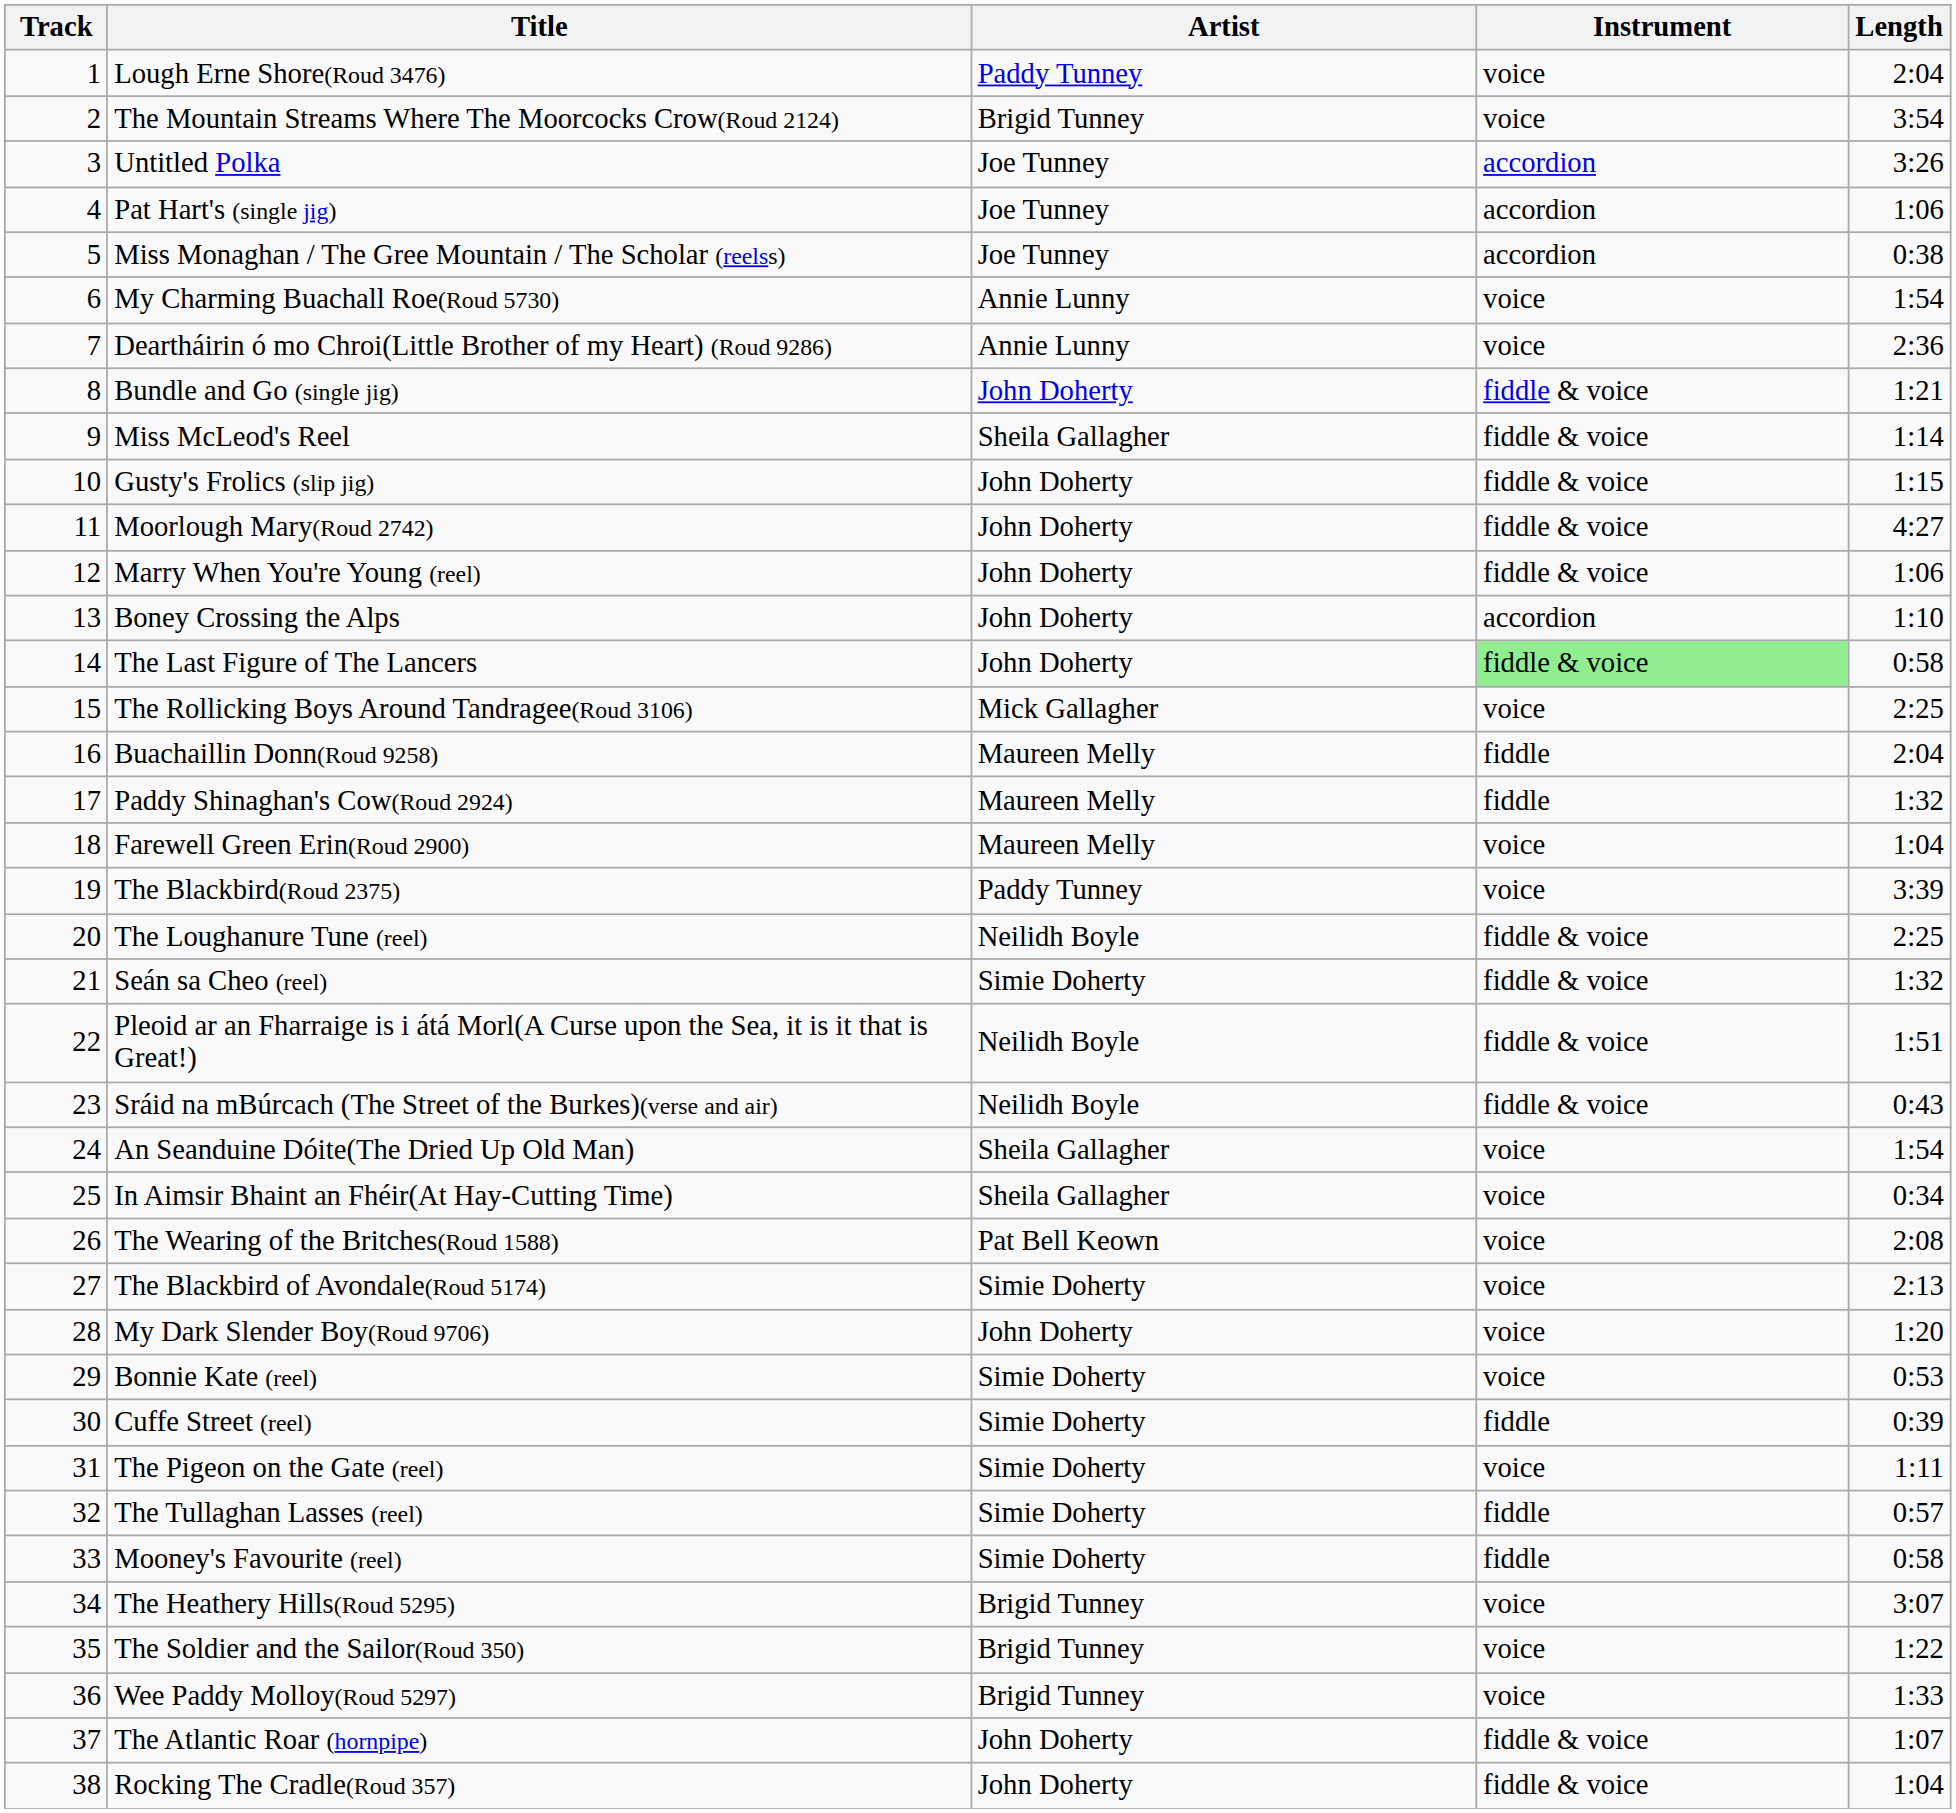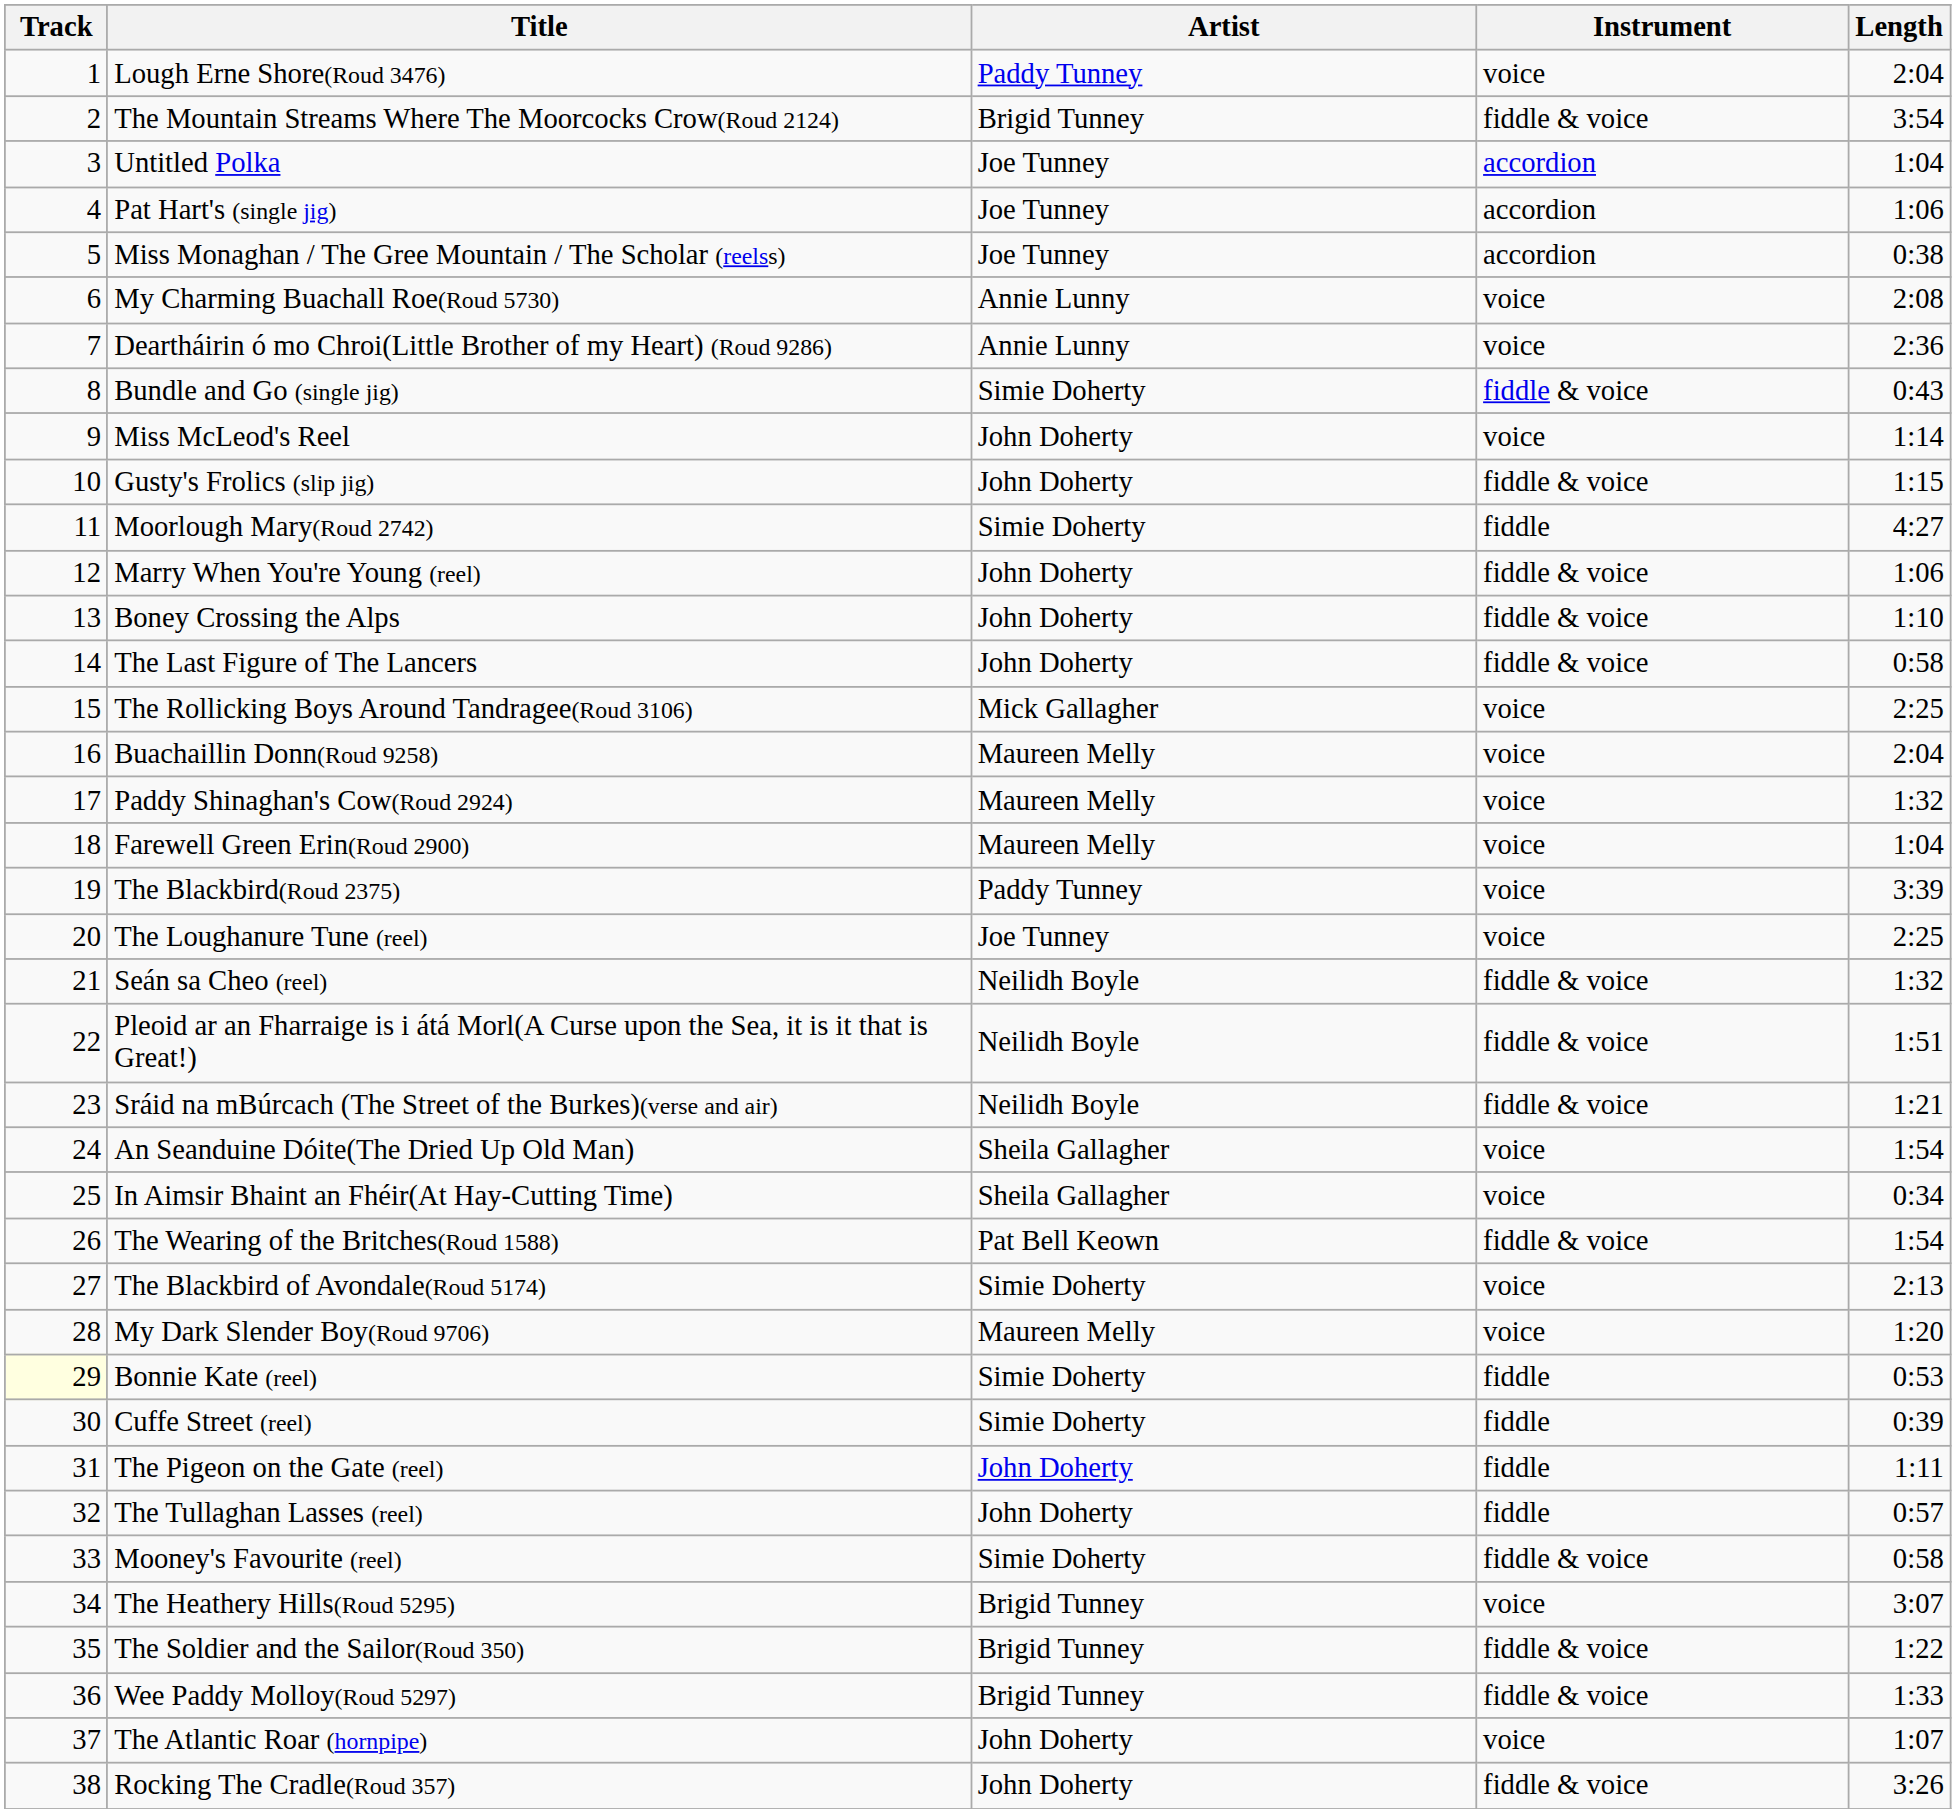(1514, 118) voice -> (1566, 118) fiddle & voice
(1918, 163) 3:26 -> (1918, 163) 1:04
(1918, 299) 1:54 -> (1918, 299) 2:08
(1055, 390) John Doherty -> (1062, 390) Simie Doherty
(1918, 390) 1:21 -> (1918, 390) 0:43
(1073, 436) Sheila Gallagher -> (1055, 436) John Doherty
(1566, 436) fiddle & voice -> (1514, 436) voice
(1055, 526) John Doherty -> (1062, 526) Simie Doherty
(1566, 526) fiddle & voice -> (1517, 526) fiddle
(1540, 617) accordion -> (1566, 617) fiddle & voice
(1566, 663) lightgreen background -> (1566, 663) no background
(1517, 753) fiddle -> (1514, 753) voice
(1517, 799) fiddle -> (1514, 799) voice
(1058, 935) Neilidh Boyle -> (1043, 935) Joe Tunney
(1566, 935) fiddle & voice -> (1514, 935) voice
(1062, 981) Simie Doherty -> (1058, 981) Neilidh Boyle
(1918, 1104) 0:43 -> (1918, 1104) 1:21
(1514, 1240) voice -> (1566, 1240) fiddle & voice
(1918, 1240) 2:08 -> (1918, 1240) 1:54
(1055, 1331) John Doherty -> (1066, 1331) Maureen Melly
(87, 1376) no background -> (87, 1376) lightyellow background
(1514, 1376) voice -> (1517, 1376) fiddle
(1062, 1467) Simie Doherty -> (1055, 1467) John Doherty
(1514, 1467) voice -> (1517, 1467) fiddle
(1062, 1512) Simie Doherty -> (1055, 1512) John Doherty
(1517, 1558) fiddle -> (1566, 1558) fiddle & voice
(1514, 1649) voice -> (1566, 1649) fiddle & voice
(1514, 1694) voice -> (1566, 1694) fiddle & voice
(1566, 1740) fiddle & voice -> (1514, 1740) voice
(1918, 1785) 1:04 -> (1918, 1785) 3:26
